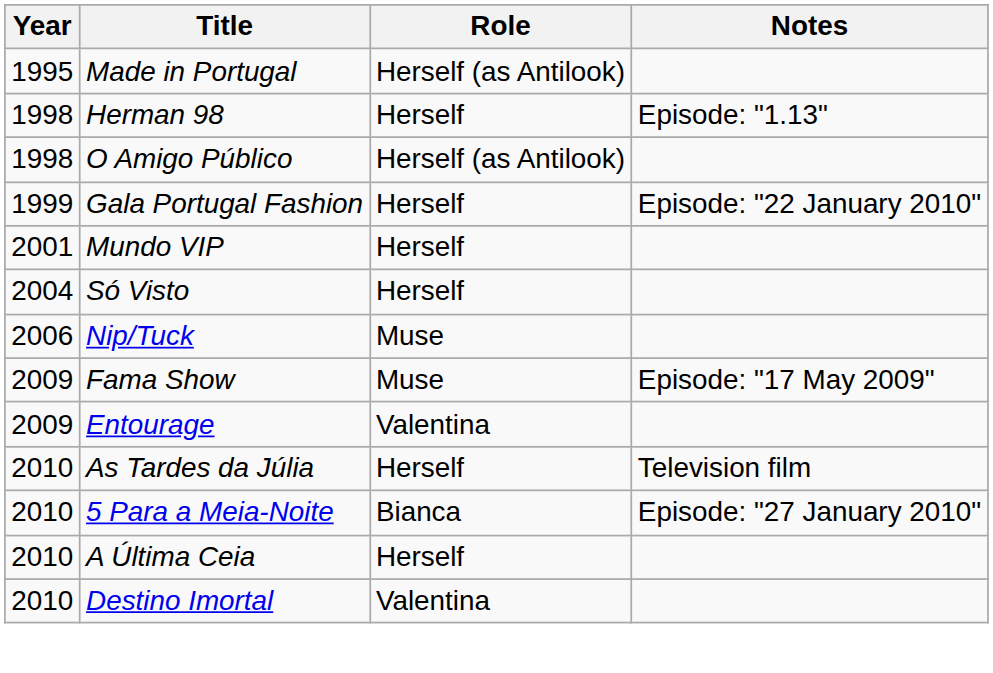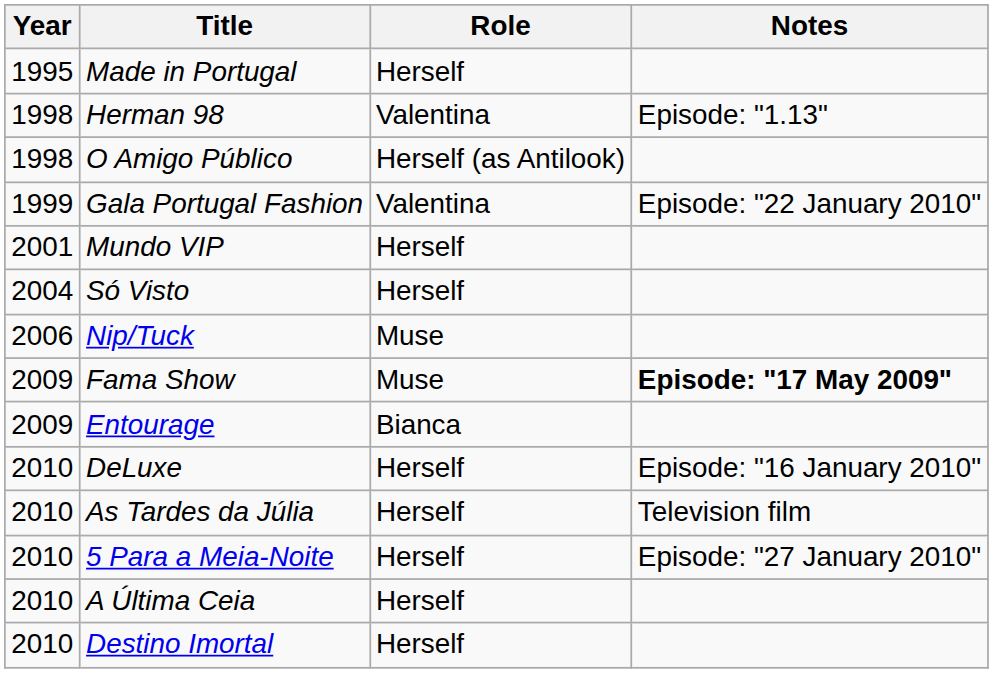(500, 70) Herself (as Antilook) -> (420, 70) Herself
(420, 114) Herself -> (433, 114) Valentina
(420, 203) Herself -> (433, 203) Valentina
(786, 379) normal -> (795, 379) bold
(433, 423) Valentina -> (418, 423) Bianca
+ row: (134, 468)
(418, 512) Bianca -> (420, 556) Herself
(433, 600) Valentina -> (420, 644) Herself
